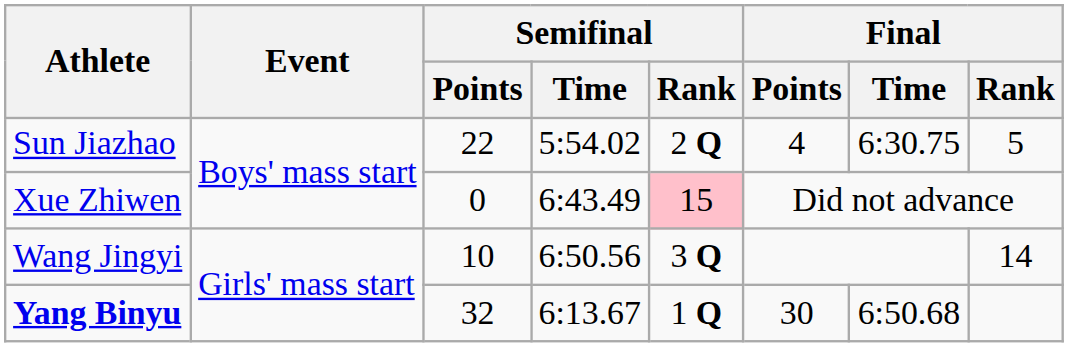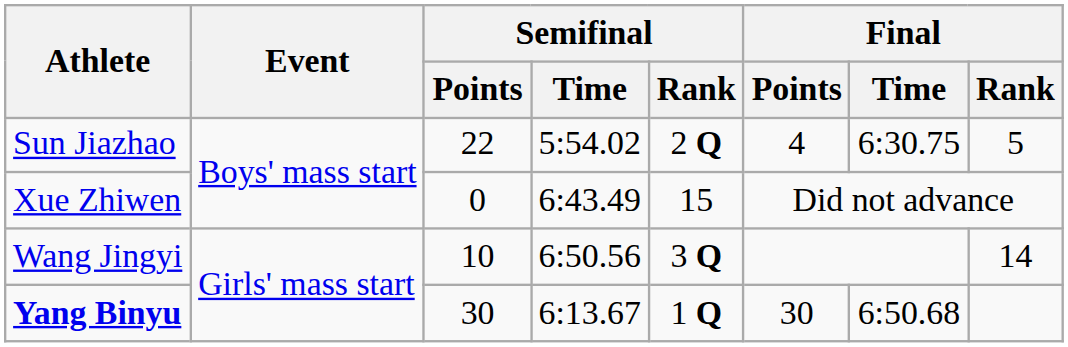(696, 200) pink background -> (696, 200) no background
(478, 311) 32 -> (478, 311) 30
